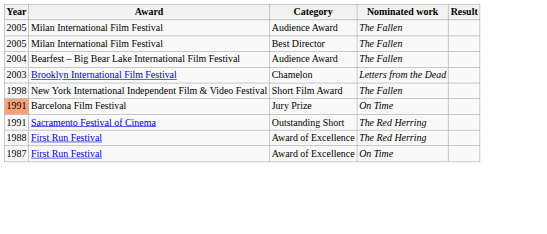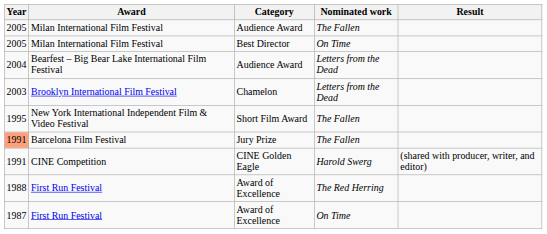(381, 43) The Fallen -> (333, 43) On Time
(381, 59) The Fallen -> (348, 65) Letters from the Dead
(17, 91) 1998 -> (17, 118) 1995
(376, 106) On Time -> (338, 140) The Fallen
+ row: (69, 161)
- row: (93, 122)
